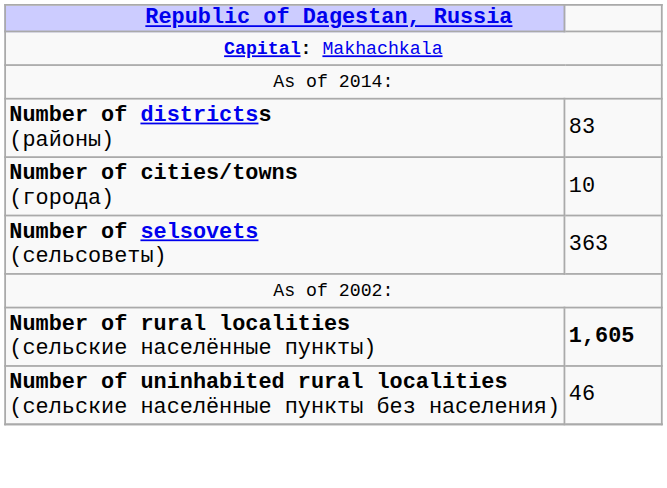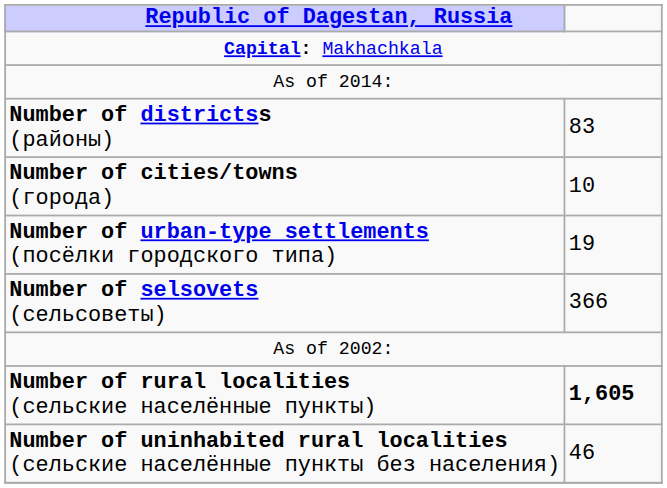+ row: (219, 245)
(589, 245) 363 -> (589, 303) 366
